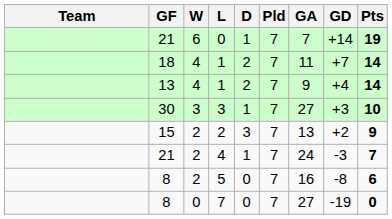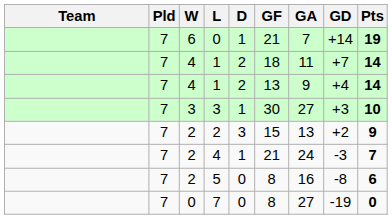columns swapped: (274, 16) <-> (166, 16)
